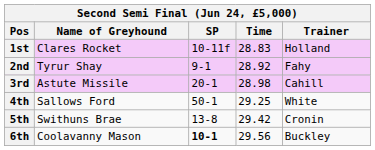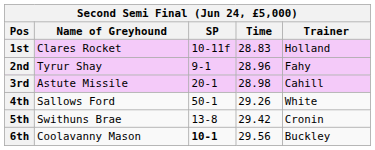(254, 66) 28.92 -> (254, 66) 28.96
(254, 101) 29.25 -> (254, 101) 29.26
